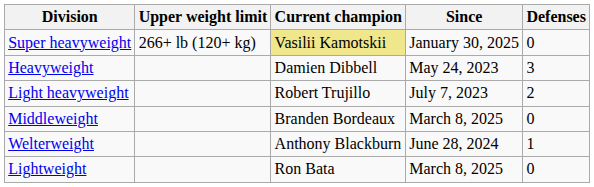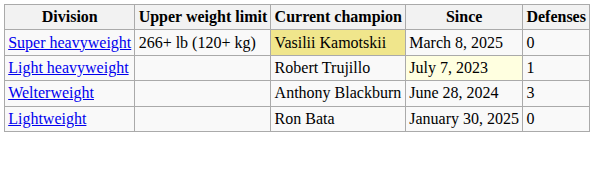(464, 42) January 30, 2025 -> (456, 42) March 8, 2025
- row: (51, 67)
(449, 93) no background -> (449, 67) lightyellow background
(530, 93) 2 -> (530, 67) 1
- row: (53, 118)
(530, 144) 1 -> (530, 93) 3
(456, 169) March 8, 2025 -> (464, 118) January 30, 2025
